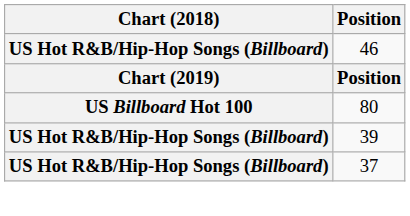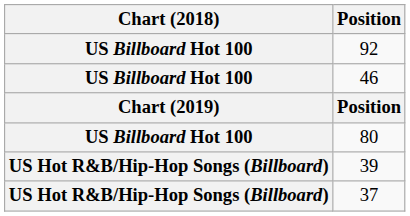+ row: (369, 48)
(169, 48) US Hot R&B/Hip-Hop Songs (Billboard) -> (169, 78) US Billboard Hot 100
